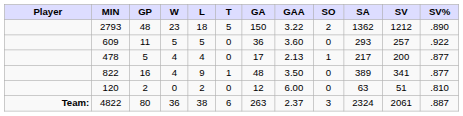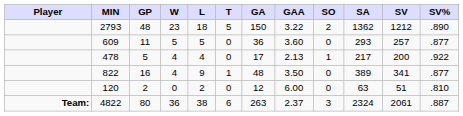(440, 42) .922 -> (440, 42) .877
(440, 57) .877 -> (440, 57) .922
